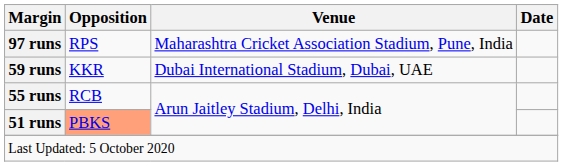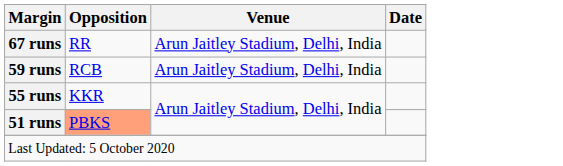- row: (35, 43)
+ row: (35, 43)
(86, 69) KKR -> (85, 69) RCB
(294, 69) Dubai International Stadium, Dubai, UAE -> (268, 69) Arun Jaitley Stadium, Delhi, India
(85, 95) RCB -> (86, 95) KKR
